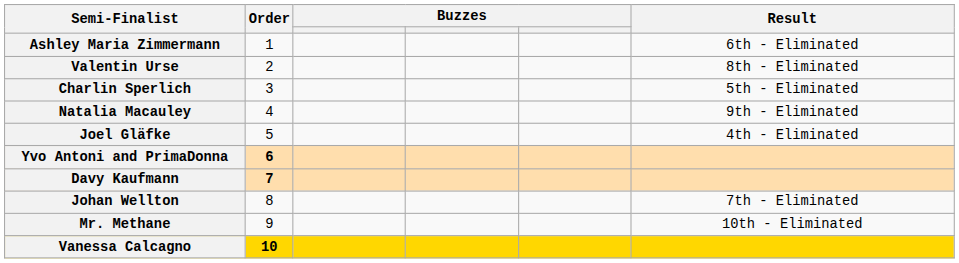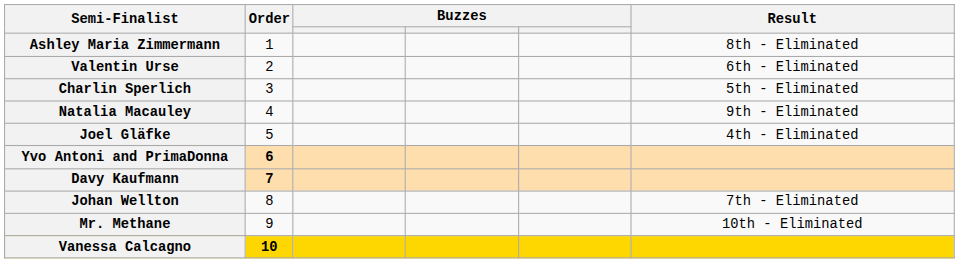(792, 45) 6th - Eliminated -> (792, 45) 8th - Eliminated
(792, 67) 8th - Eliminated -> (792, 67) 6th - Eliminated
